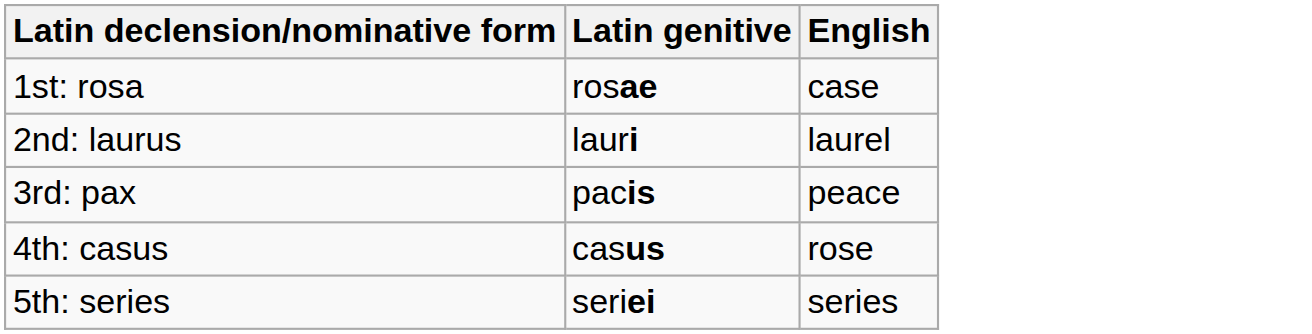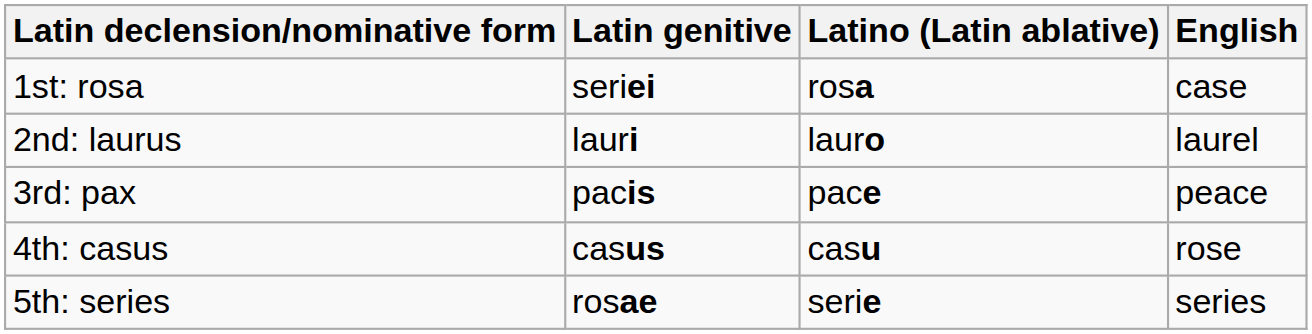+ column: (984, 31)
(615, 85) rosae -> (614, 85) seriei
(614, 301) seriei -> (615, 301) rosae
